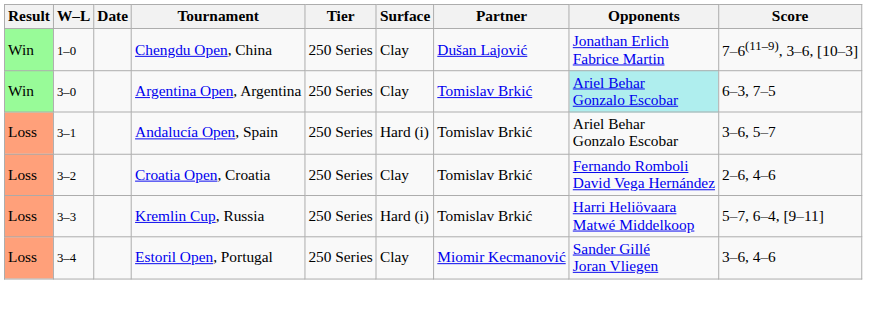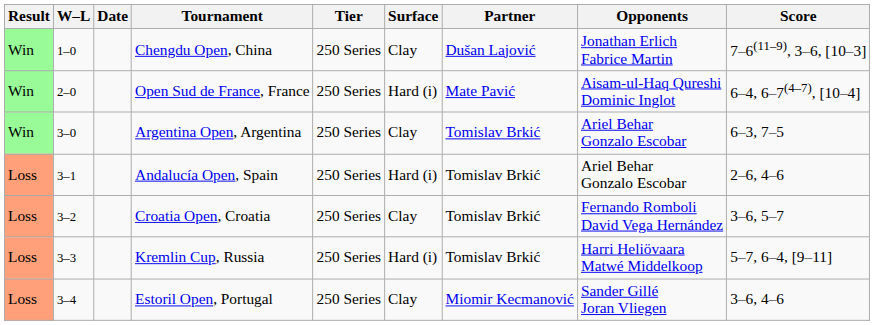+ row: (222, 91)
(625, 91) paleturquoise background -> (634, 132) no background
(749, 132) 3–6, 5–7 -> (757, 174) 2–6, 4–6
(749, 174) 2–6, 4–6 -> (757, 216) 3–6, 5–7
